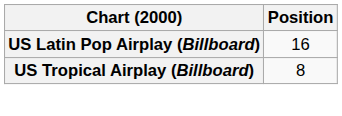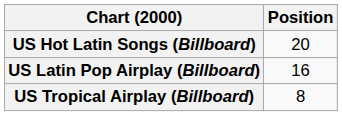+ row: (134, 44)
